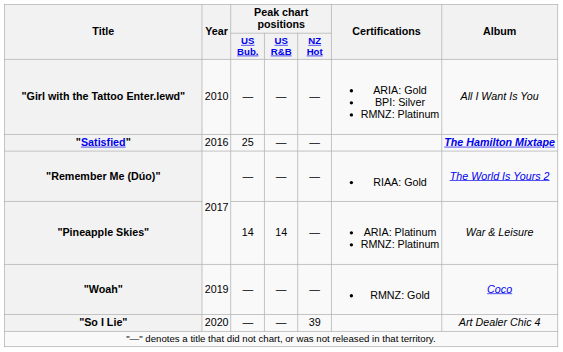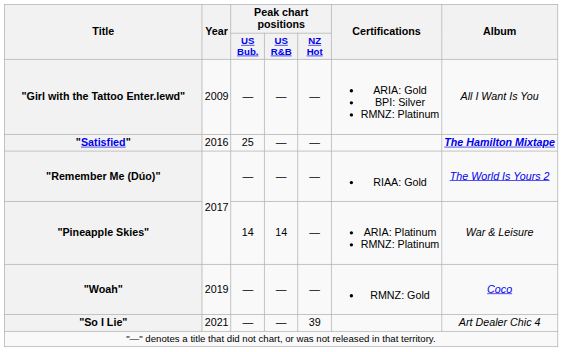(217, 96) 2010 -> (217, 96) 2009
(217, 323) 2020 -> (217, 323) 2021
